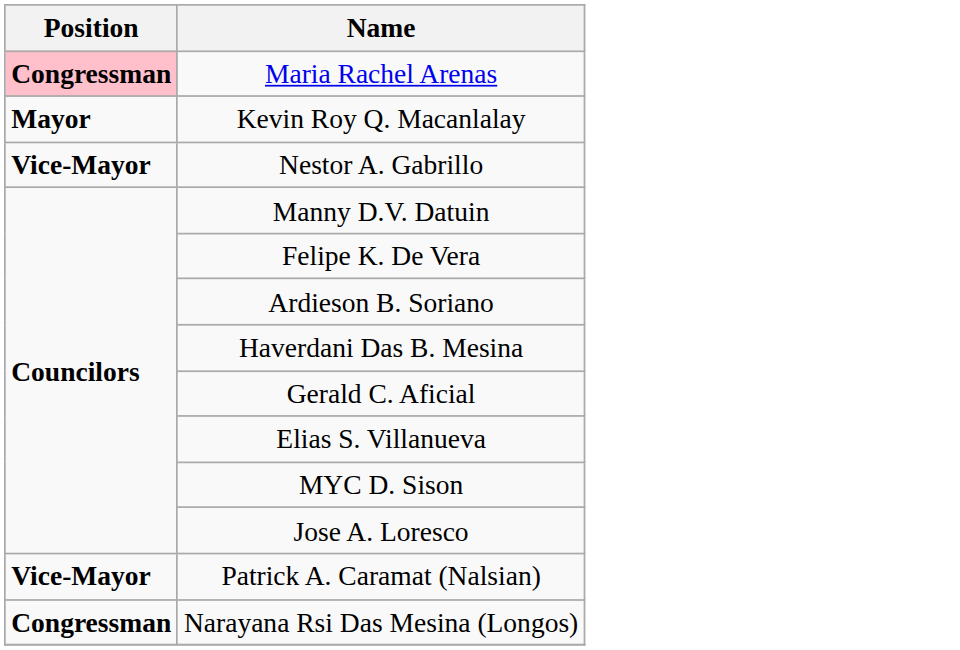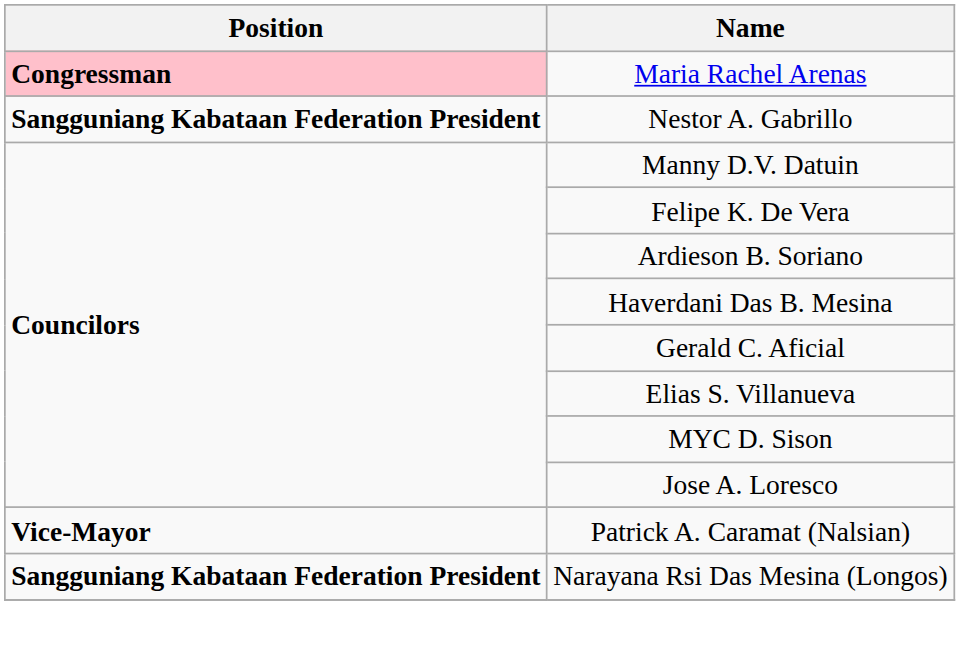- row: (381, 119)
(81, 165) Vice-Mayor -> (276, 119) Sangguniang Kabataan Federation President
(91, 622) Congressman -> (276, 576) Sangguniang Kabataan Federation President
